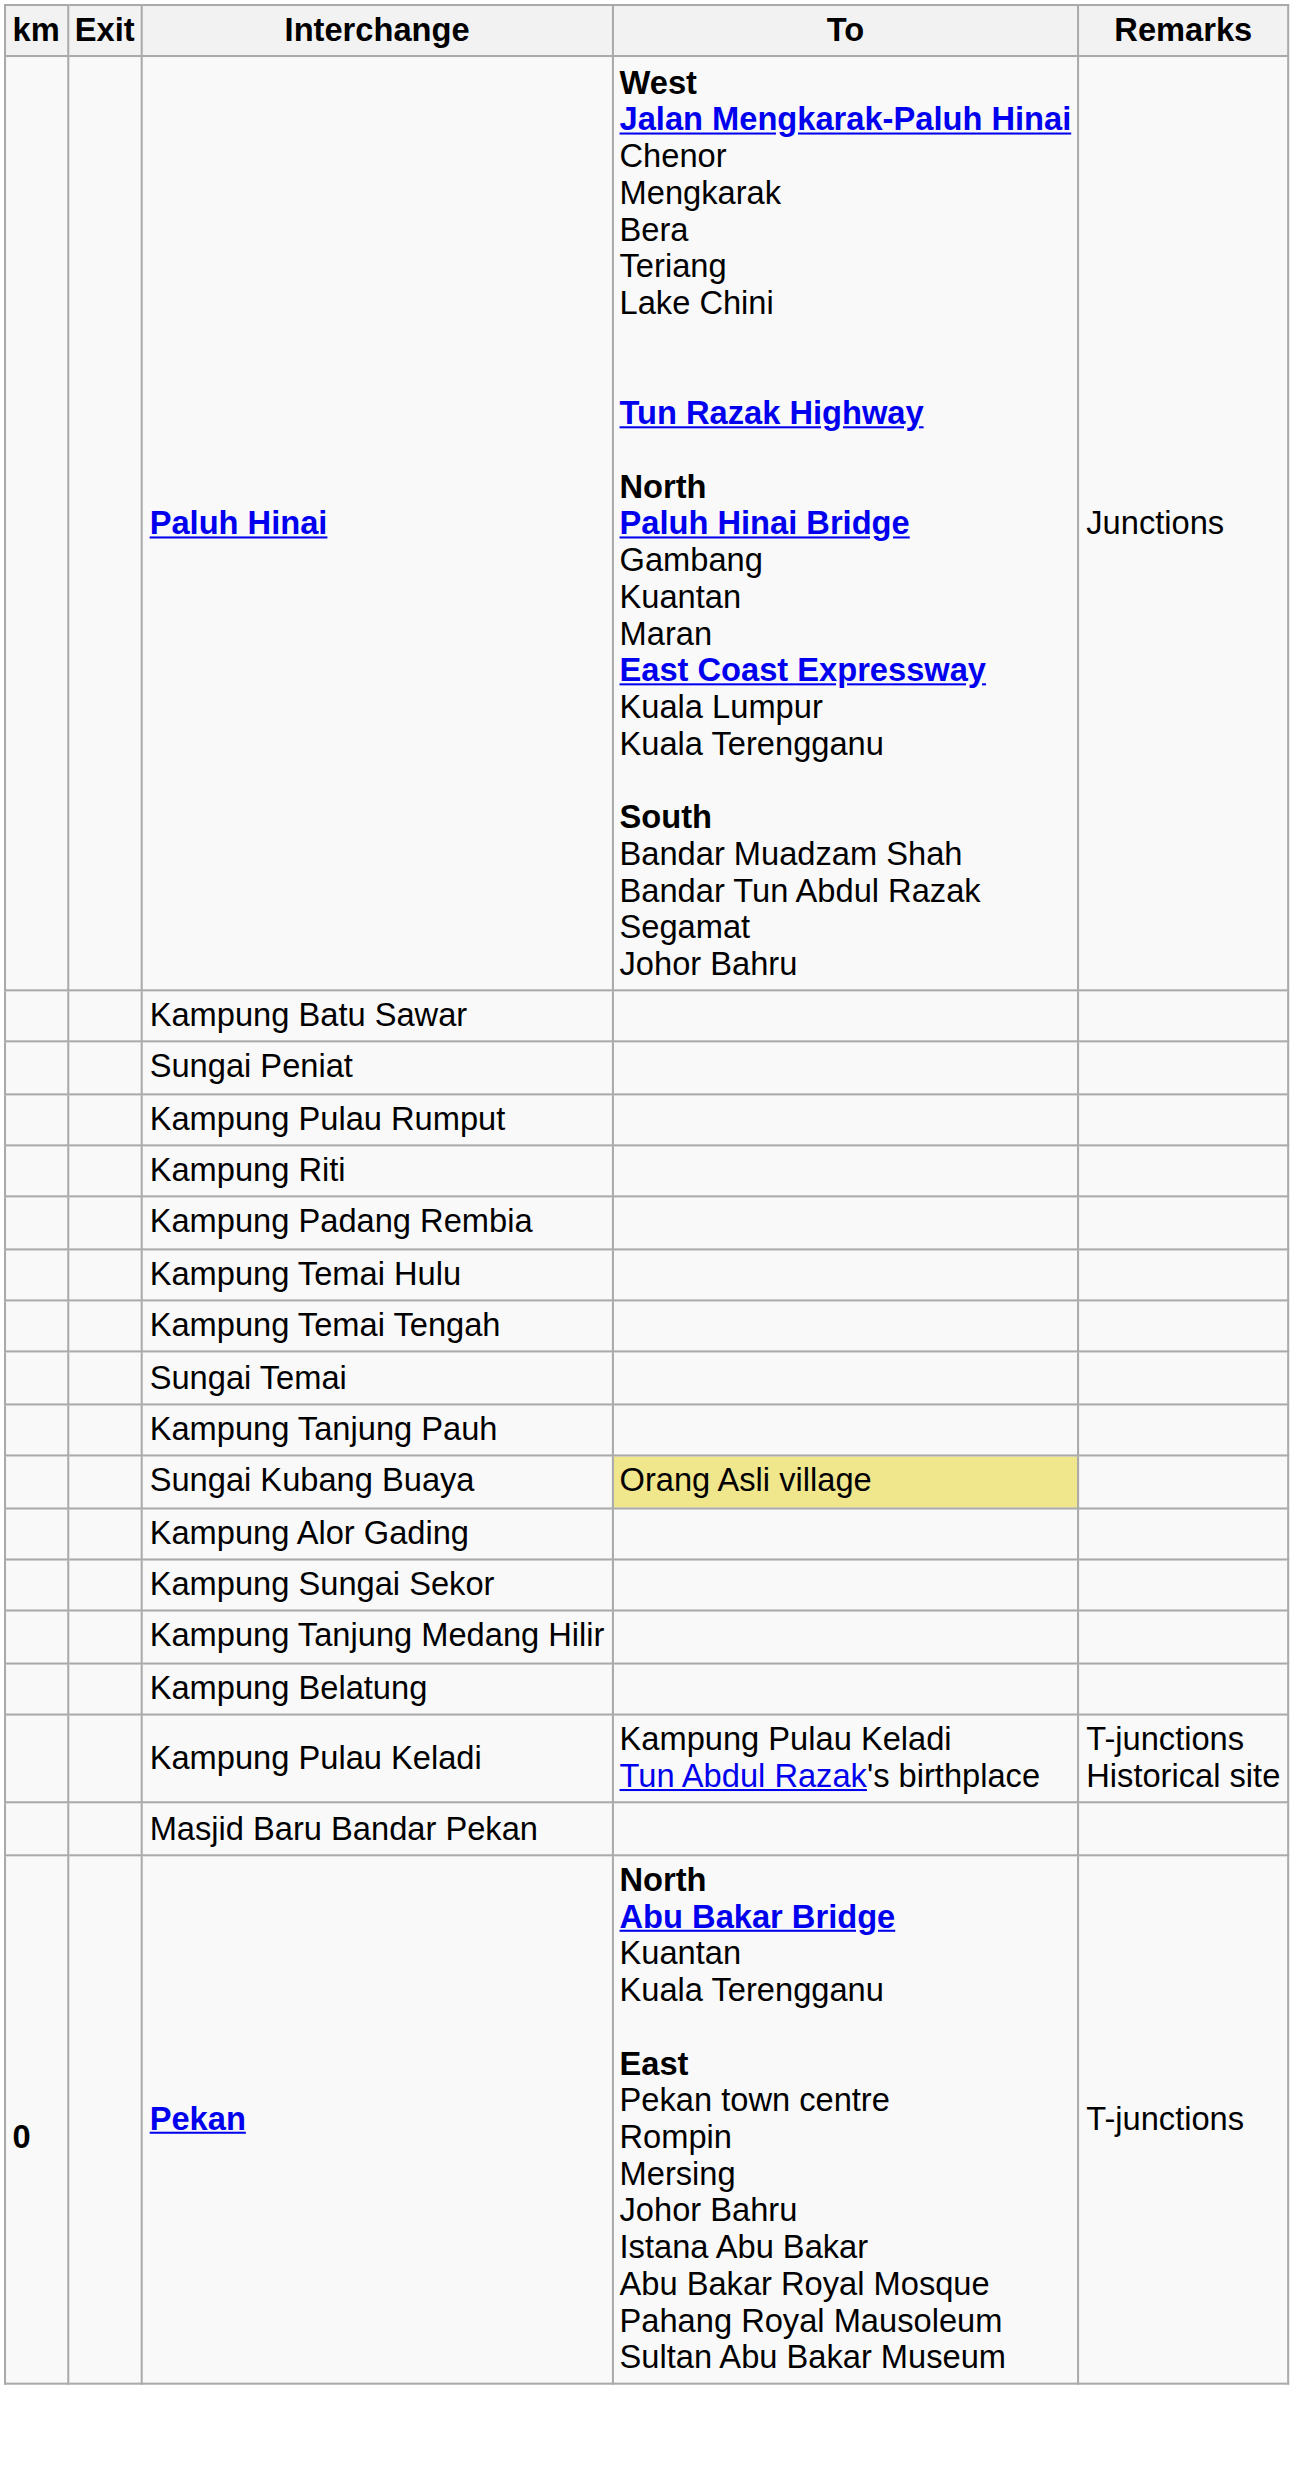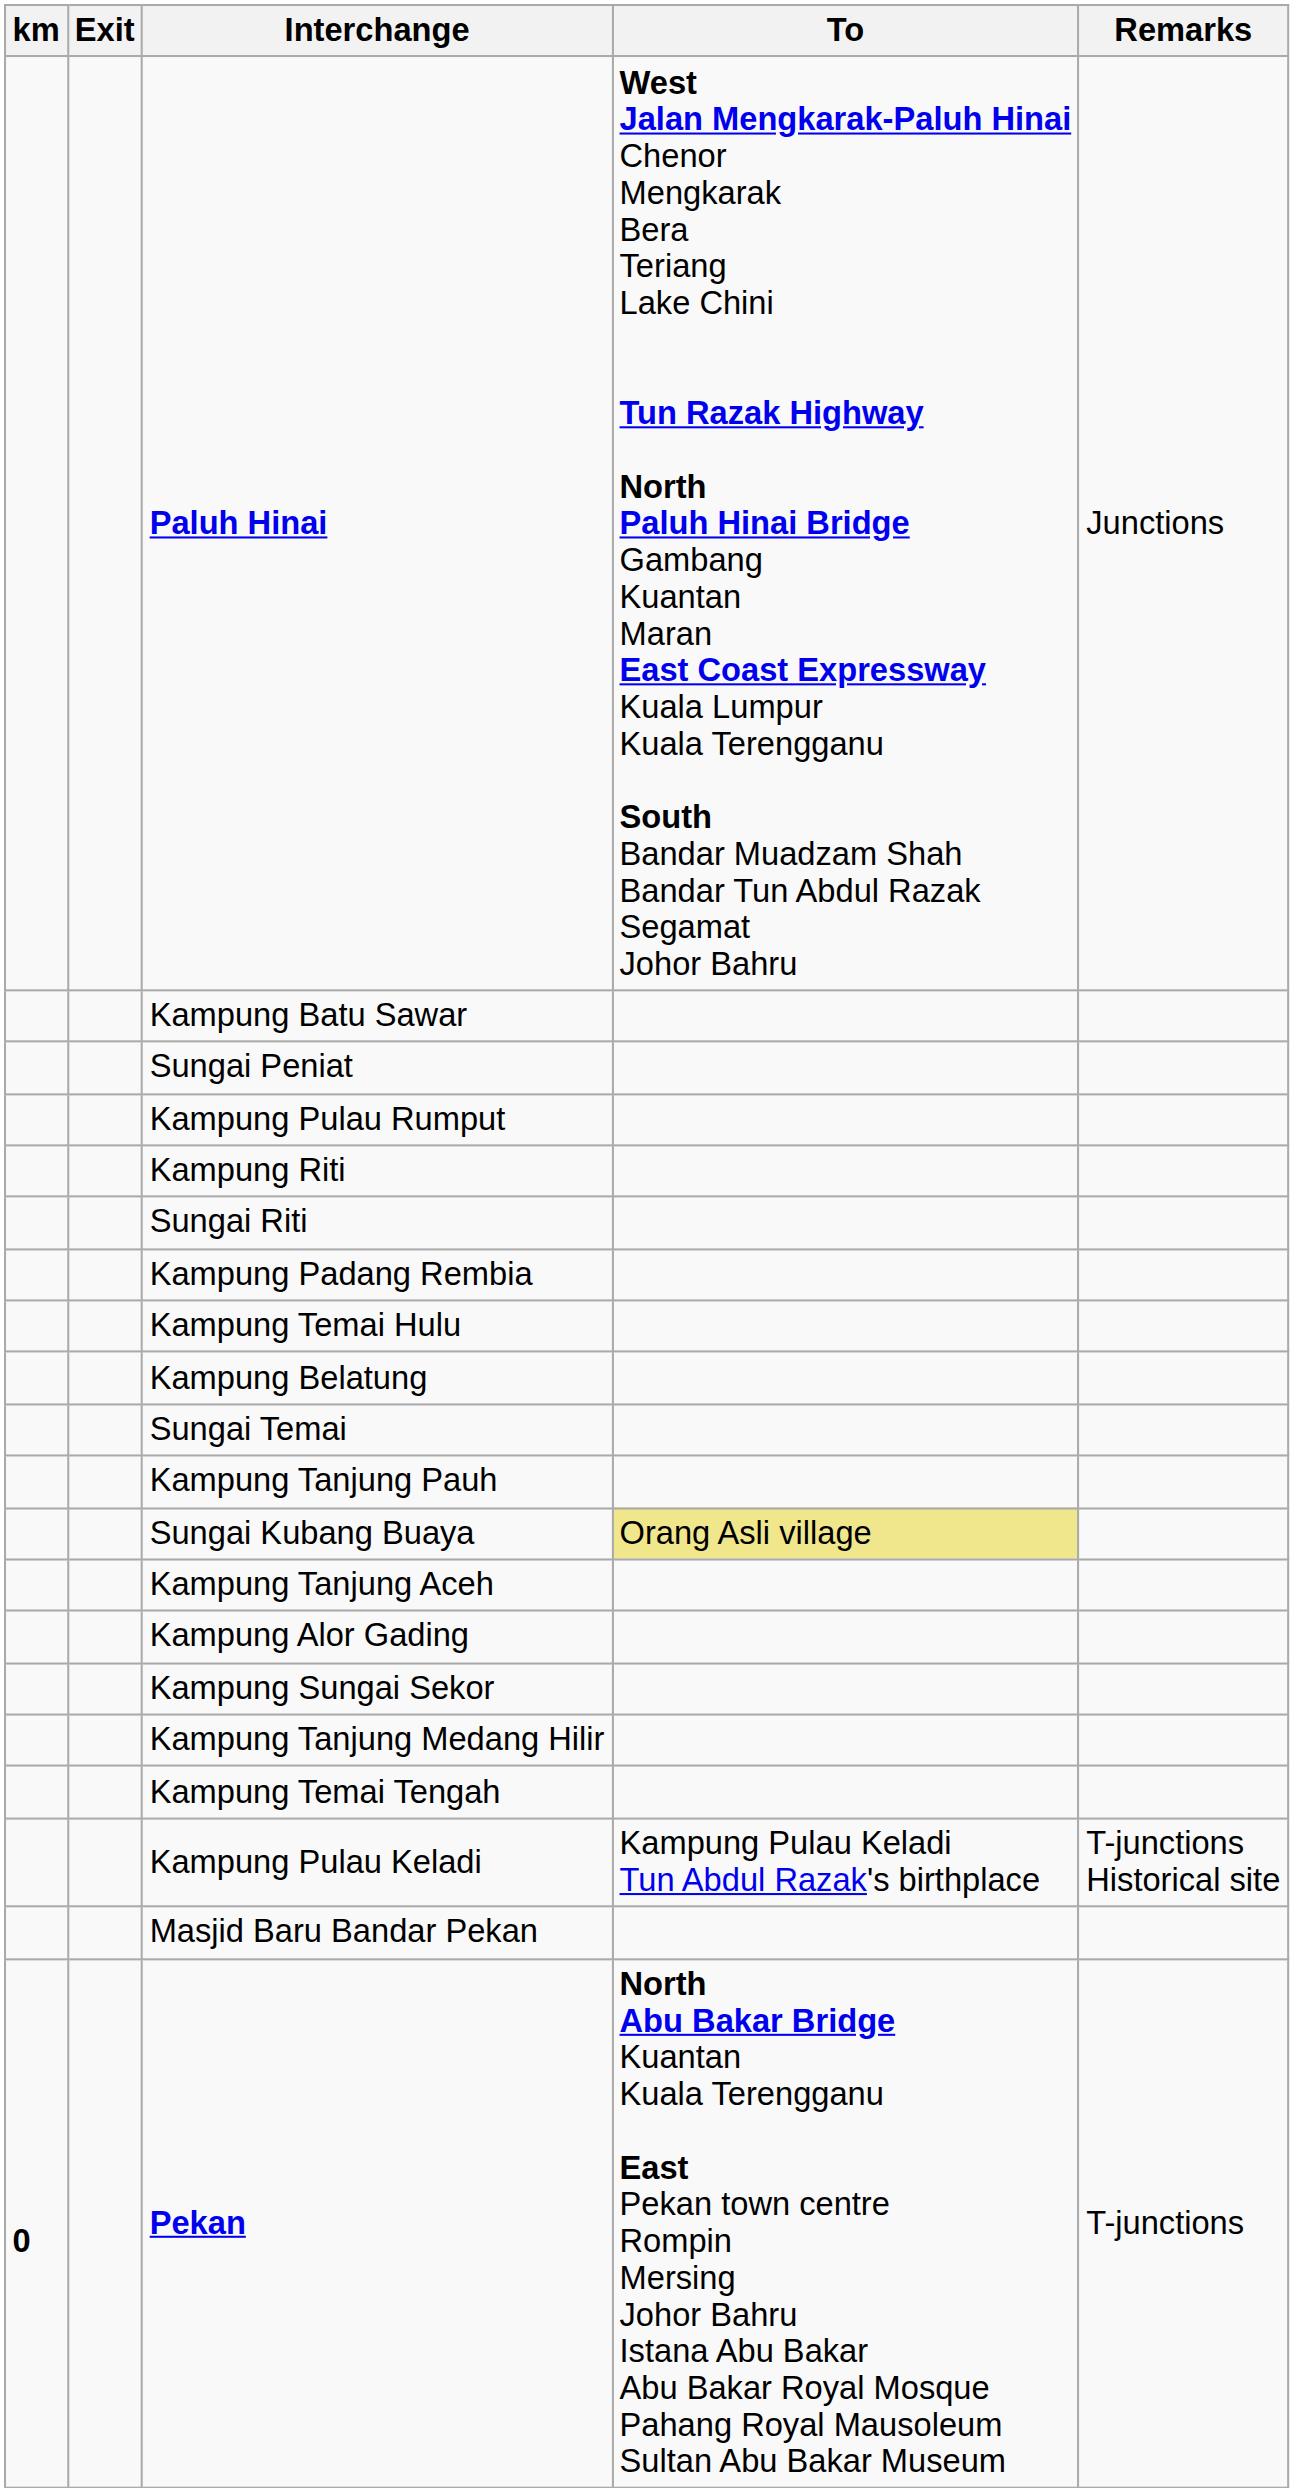+ row: (229, 1222)
rows swapped: (325, 1325) <-> (289, 1688)
+ row: (322, 1584)
